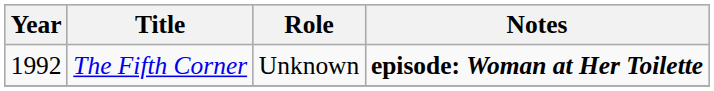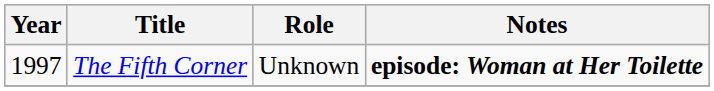(36, 65) 1992 -> (36, 65) 1997
